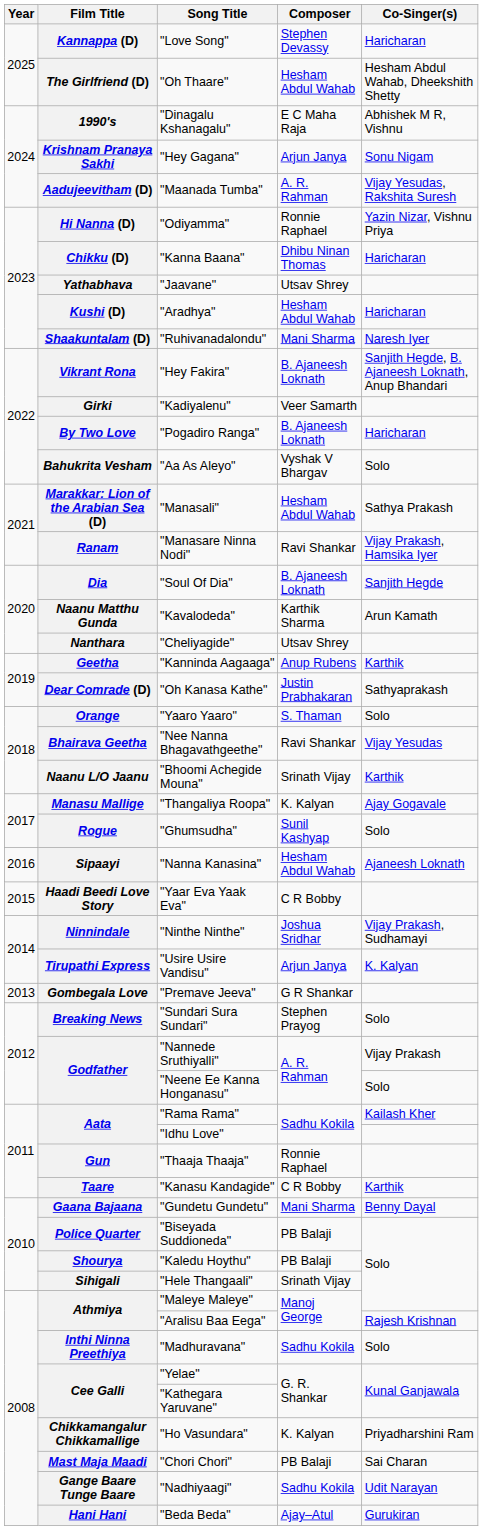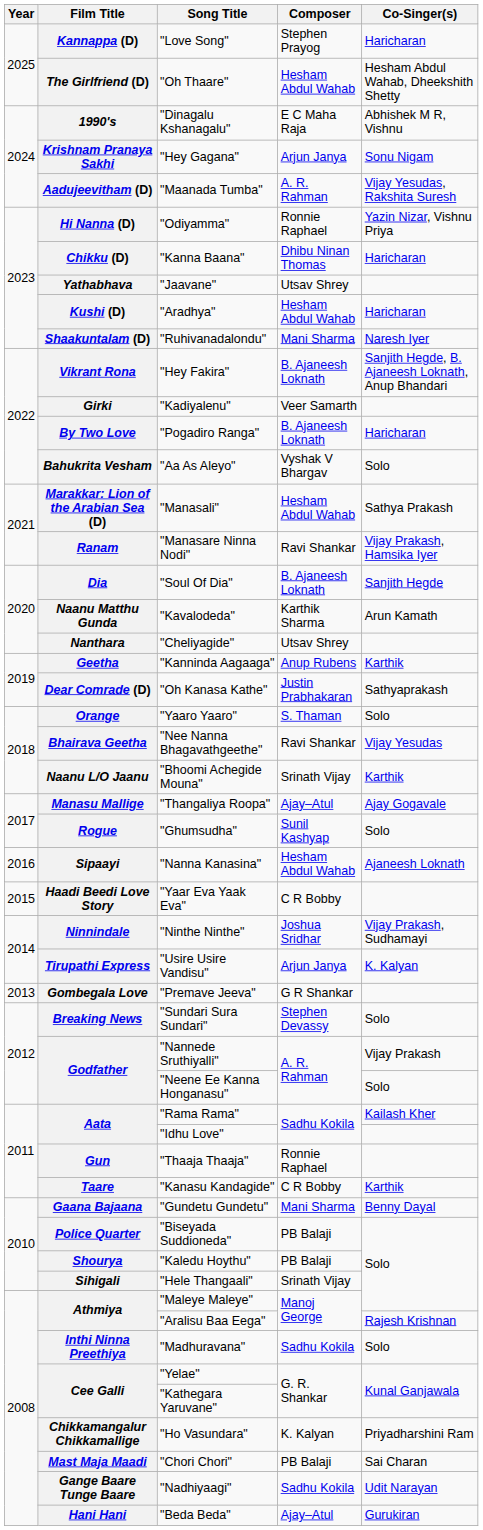(305, 41) Stephen Devassy -> (304, 41) Stephen Prayog
(307, 804) K. Kalyan -> (307, 804) Ajay–Atul
(304, 1019) Stephen Prayog -> (305, 1019) Stephen Devassy
